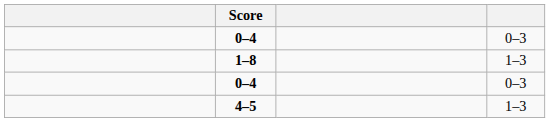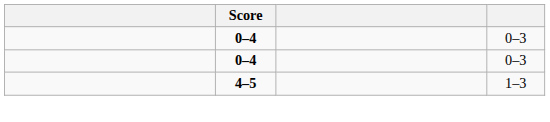- row: (246, 60)
